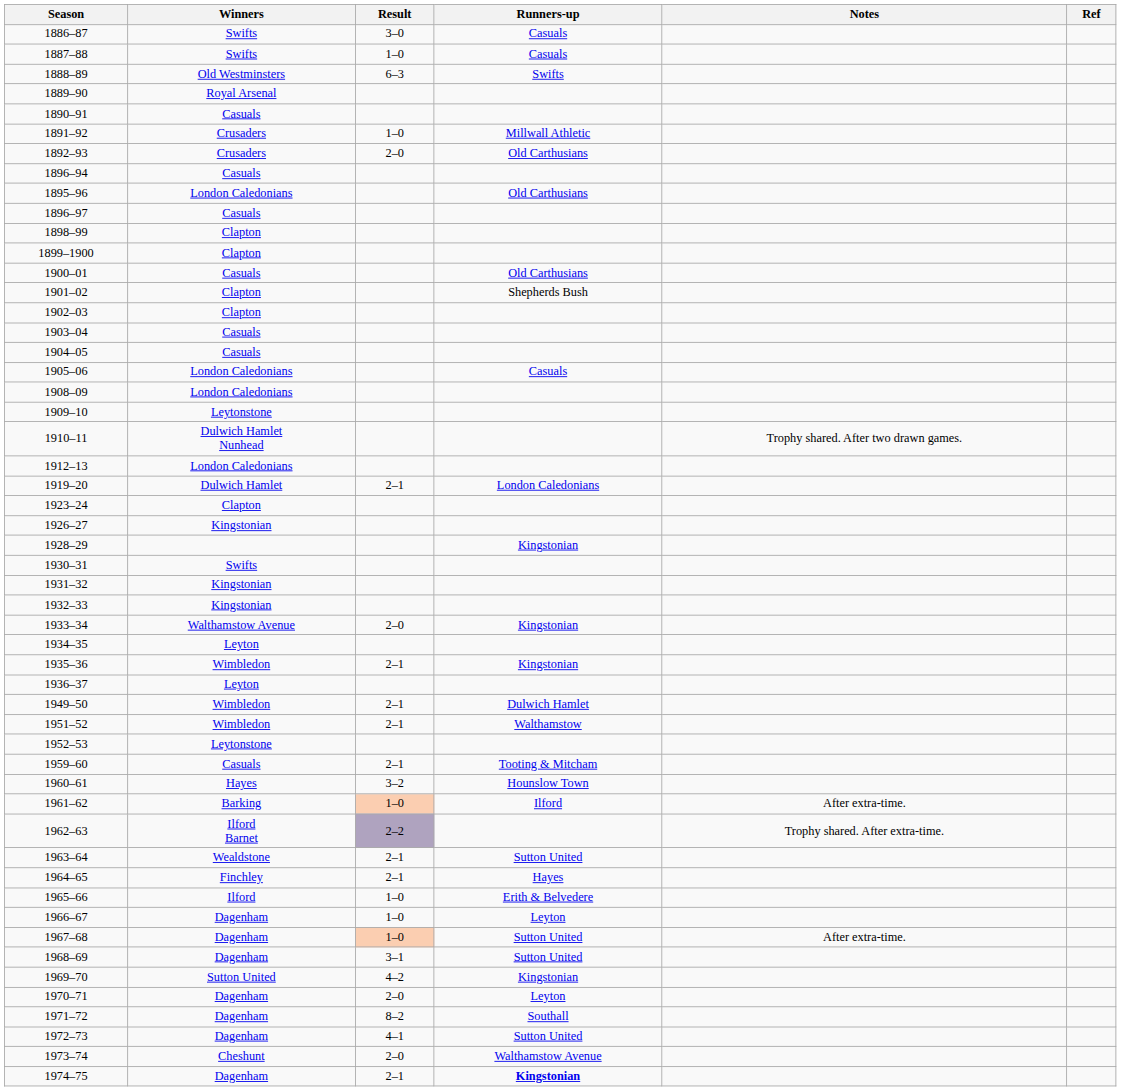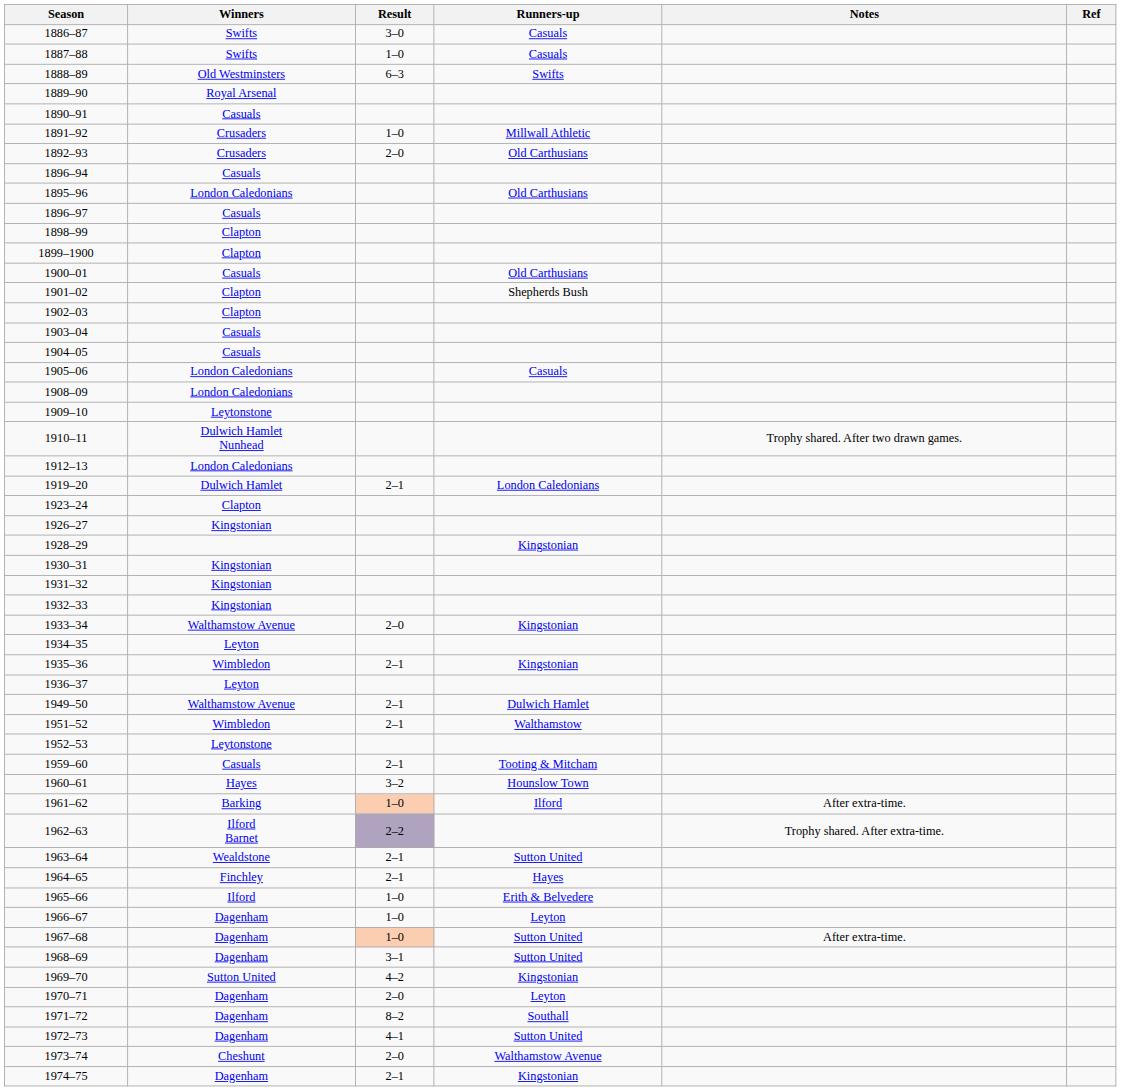(241, 565) Swifts -> (241, 565) Kingstonian
(241, 704) Wimbledon -> (241, 704) Walthamstow Avenue
(548, 1076) bold -> (548, 1076) normal
